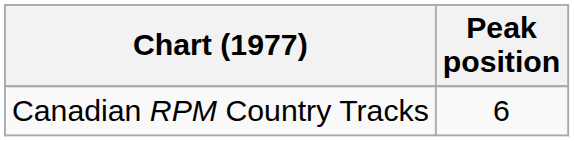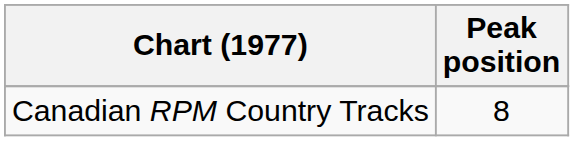(501, 110) 6 -> (501, 110) 8
